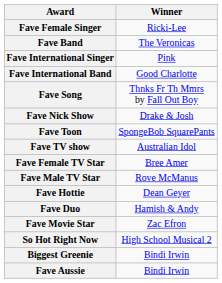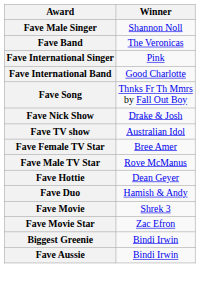- row: (60, 27)
+ row: (60, 27)
- row: (60, 131)
+ row: (60, 208)
- row: (60, 239)
